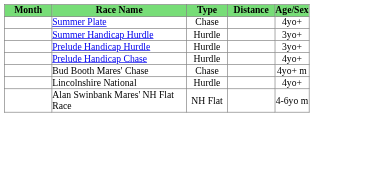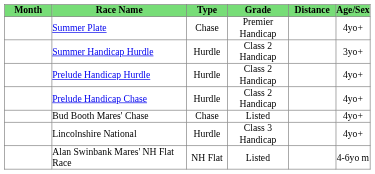+ column: (258, 10)
(292, 46) 3yo+ -> (353, 75) 4yo+
(292, 70) 4yo+ m -> (353, 116) 4yo+
